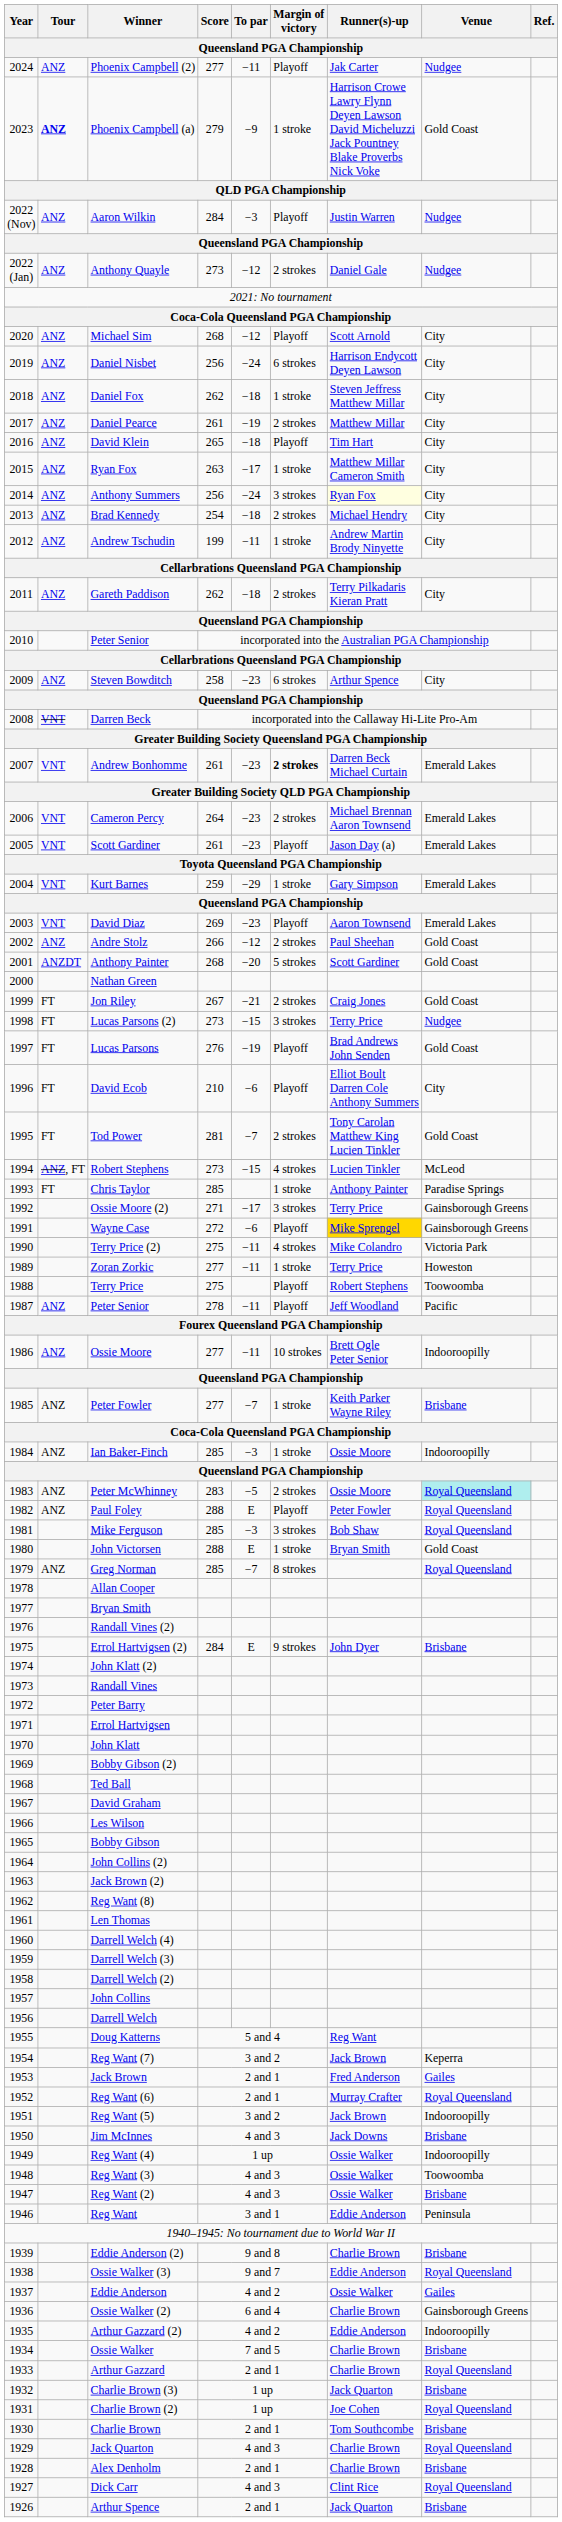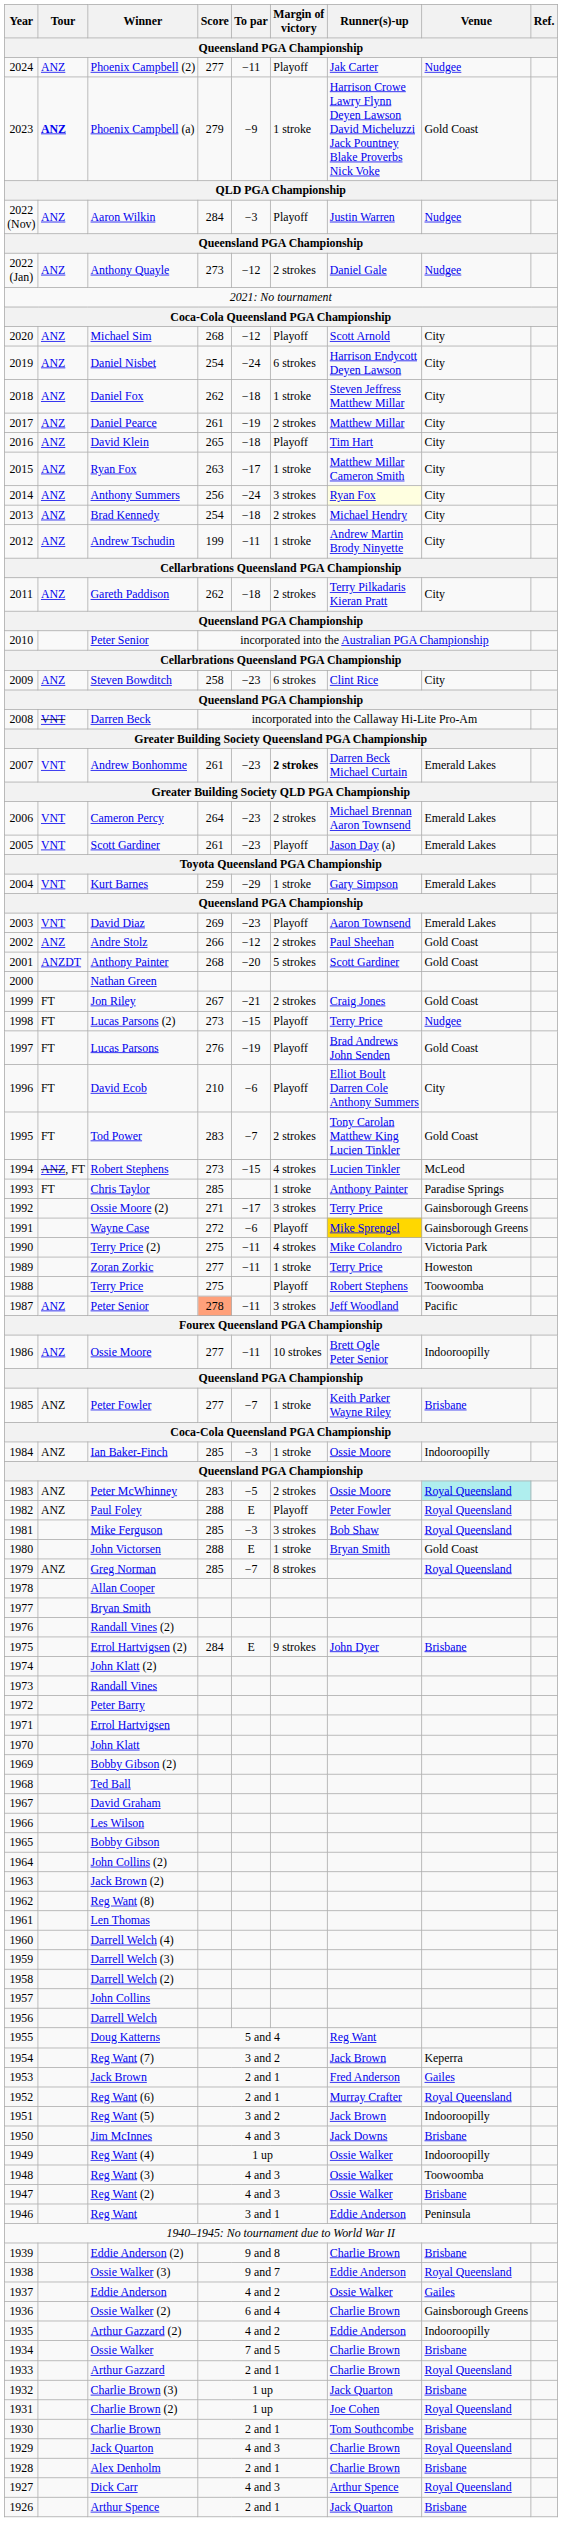(215, 362) 256 -> (215, 362) 254
(364, 680) Arthur Spence -> (354, 680) Clint Rice
(295, 1021) 3 strokes -> (291, 1021) Playoff
(215, 1135) 281 -> (215, 1135) 283
(215, 1306) no background -> (215, 1306) lightsalmon background
(291, 1306) Playoff -> (295, 1306) 3 strokes
(354, 2487) Clint Rice -> (364, 2487) Arthur Spence
